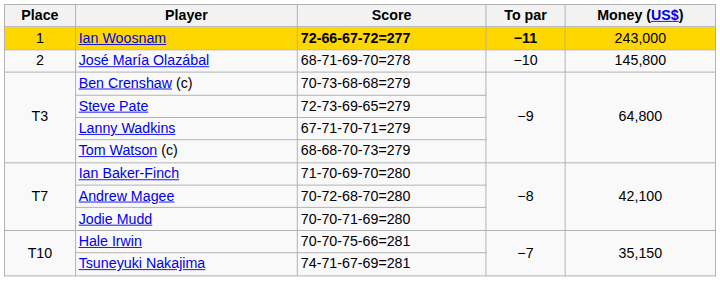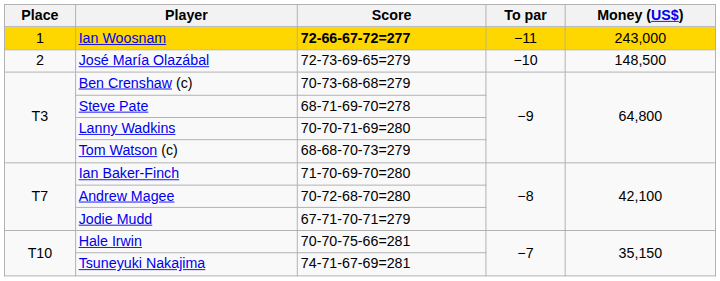(525, 38) bold -> (525, 38) normal
(356, 60) 68-71-69-70=278 -> (356, 60) 72-73-69-65=279
(640, 60) 145,800 -> (640, 60) 148,500
(356, 106) 72-73-69-65=279 -> (356, 106) 68-71-69-70=278
(356, 128) 67-71-70-71=279 -> (356, 128) 70-70-71-69=280
(356, 219) 70-70-71-69=280 -> (356, 219) 67-71-70-71=279
